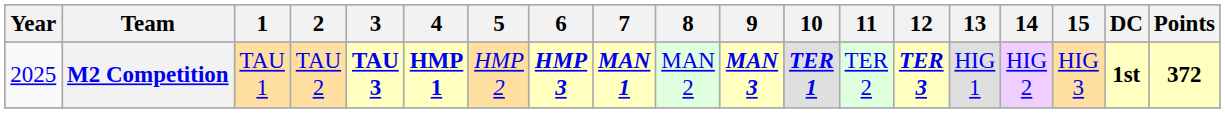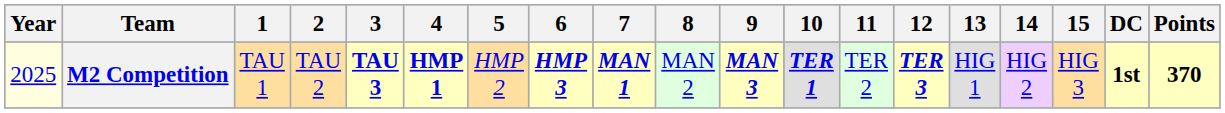(33, 74) no background -> (33, 74) lightyellow background
(1184, 74) 372 -> (1184, 74) 370
